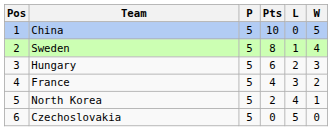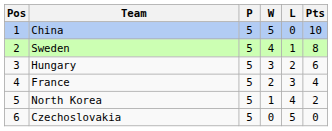columns swapped: (317, 13) <-> (272, 13)
